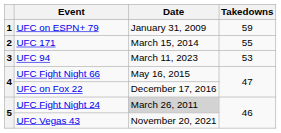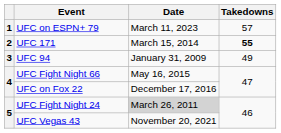(168, 27) January 31, 2009 -> (164, 27) March 11, 2023
(247, 27) 59 -> (247, 27) 57
(247, 43) normal -> (247, 43) bold
(164, 58) March 11, 2023 -> (168, 58) January 31, 2009
(247, 58) 53 -> (247, 58) 49
